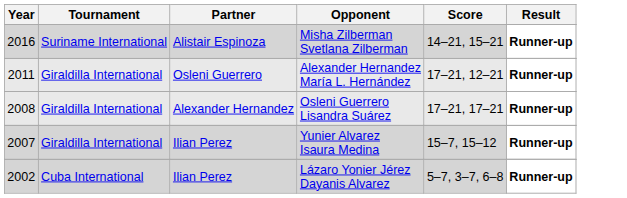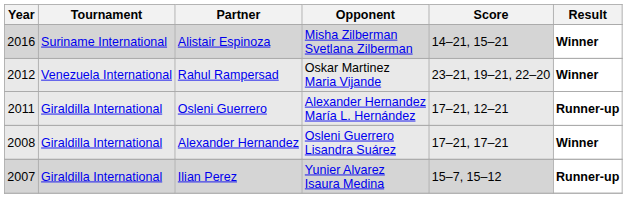(541, 41) Runner-up -> (577, 41) Winner
+ row: (347, 75)
(541, 109) Runner-up -> (577, 143) Winner
- row: (355, 176)
